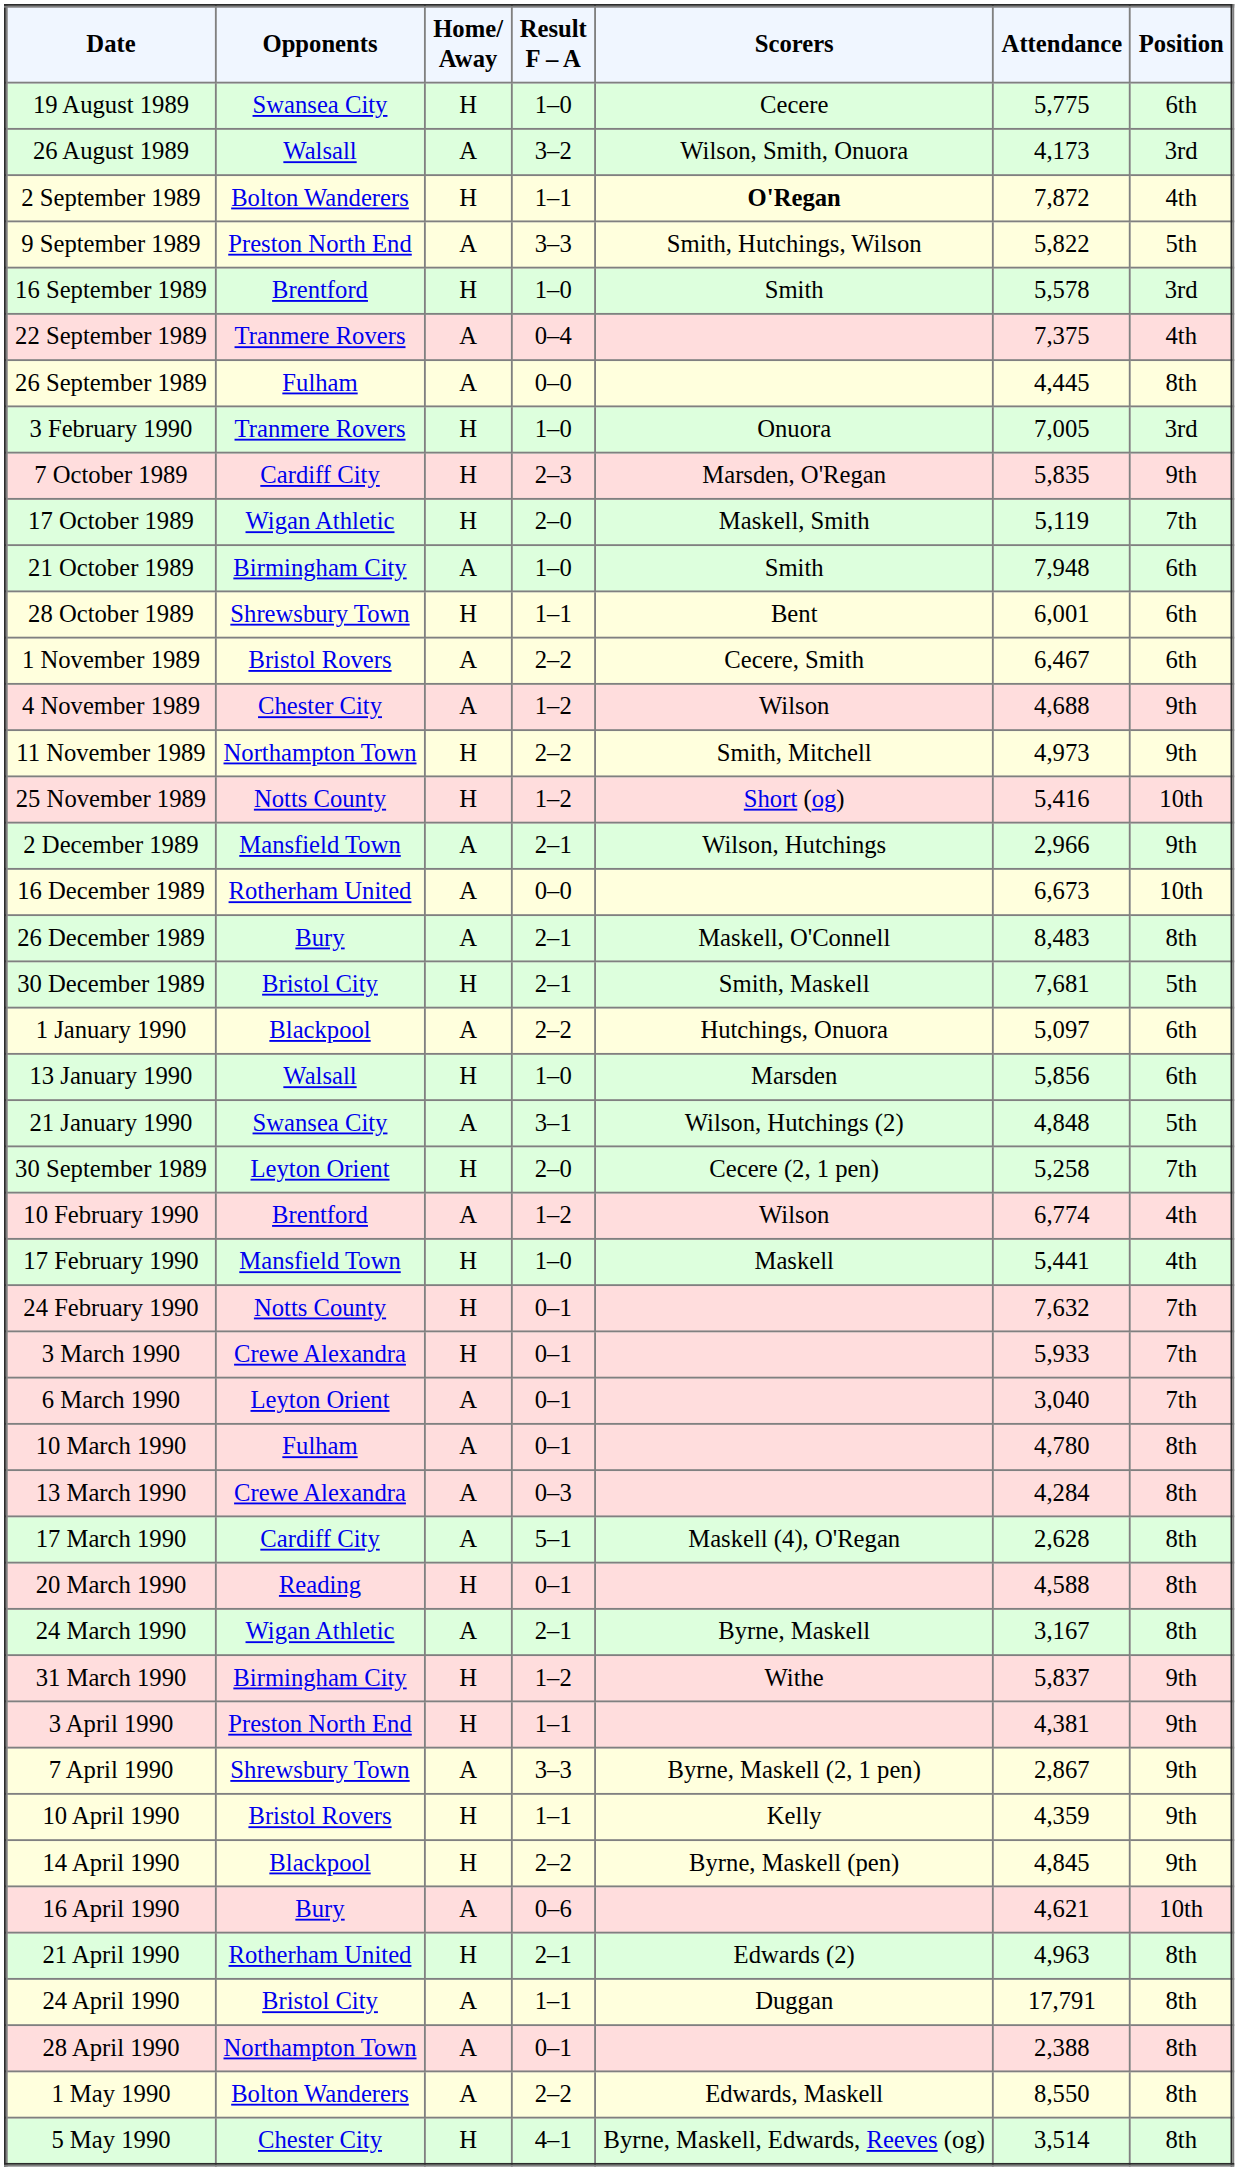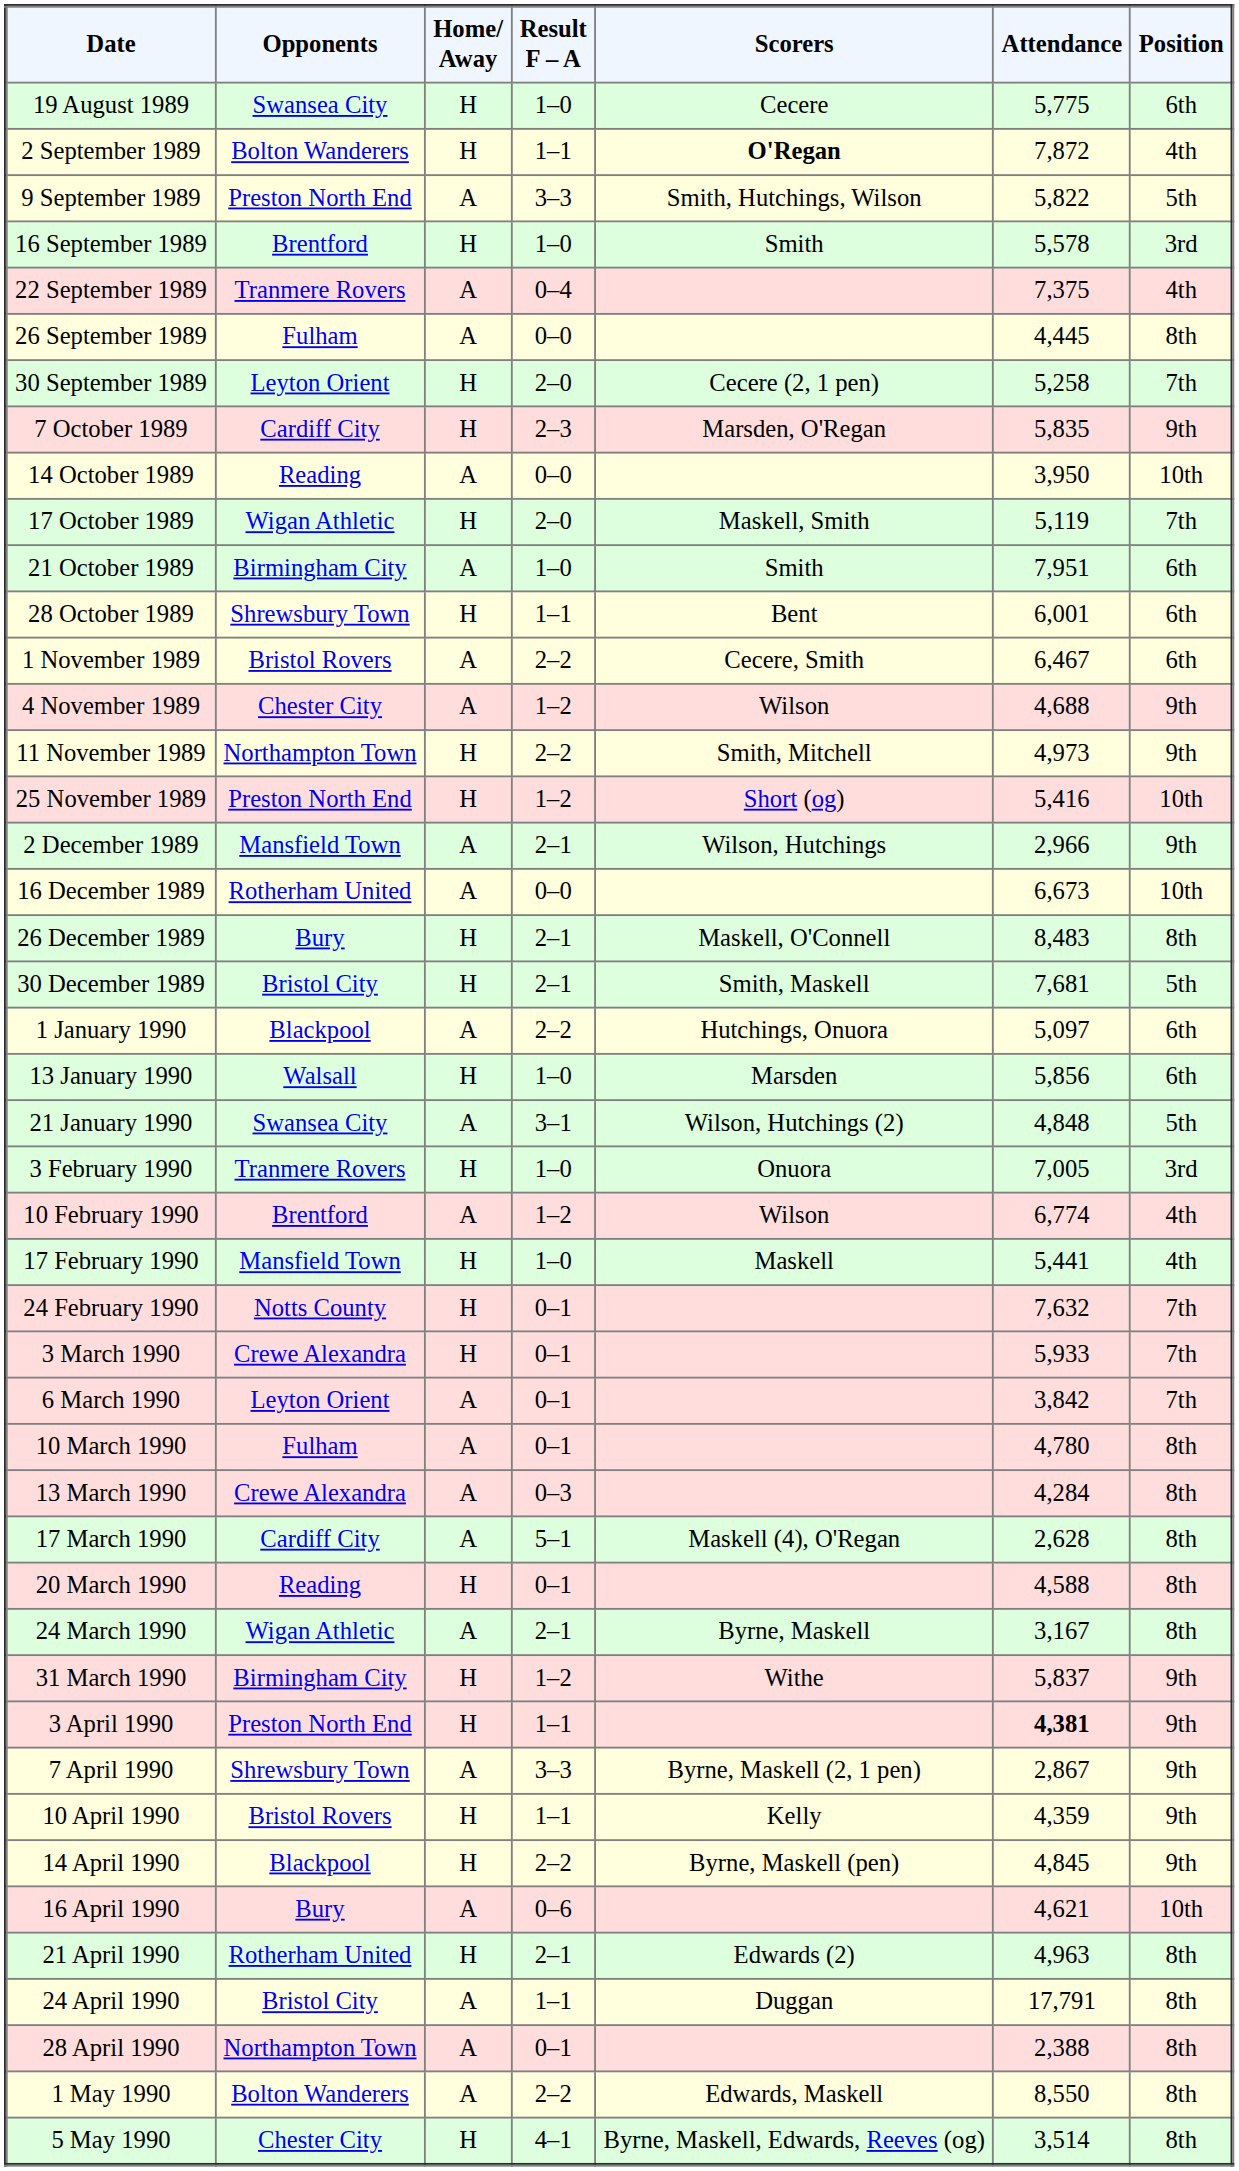- row: (111, 151)
rows swapped: (111, 1169) <-> (111, 429)
+ row: (111, 475)
(1062, 567) 7,948 -> (1062, 567) 7,951
(320, 799) Notts County -> (320, 799) Preston North End
(468, 937) A -> (468, 937) H
(1062, 1400) 3,040 -> (1062, 1400) 3,842
(1062, 1724) normal -> (1062, 1724) bold
